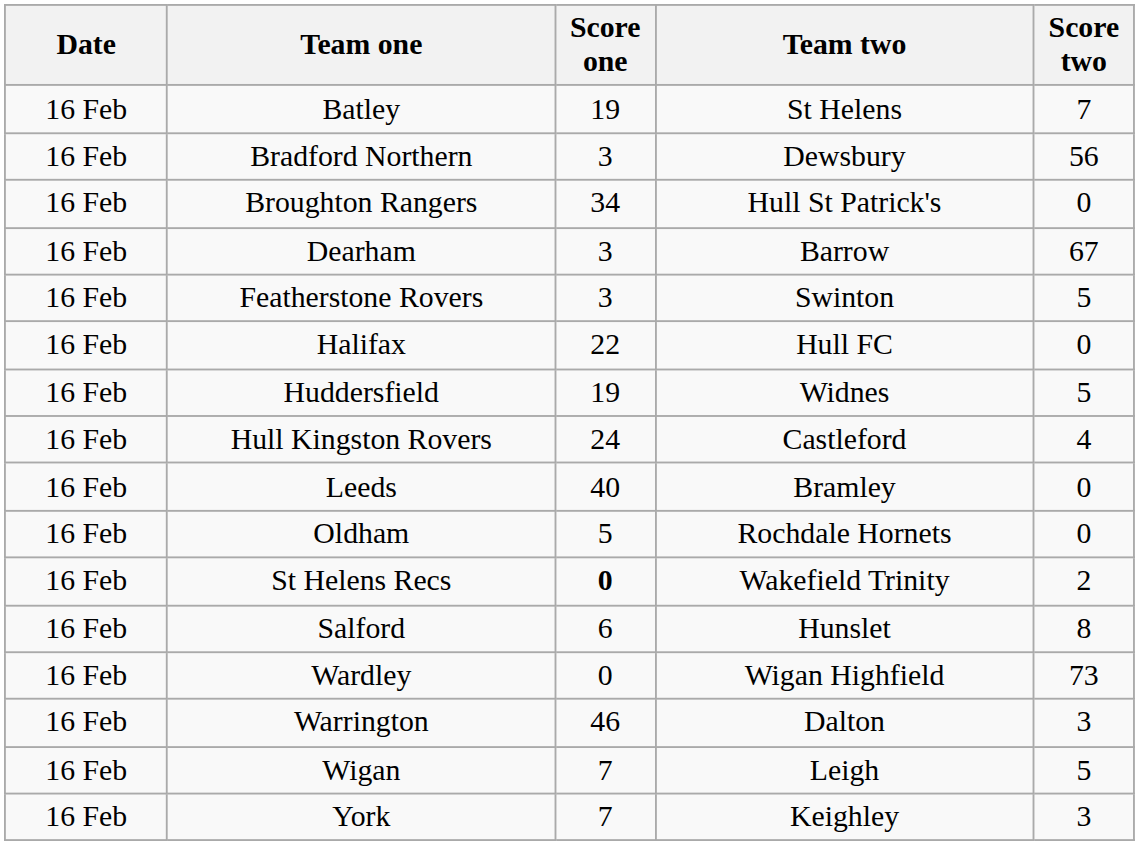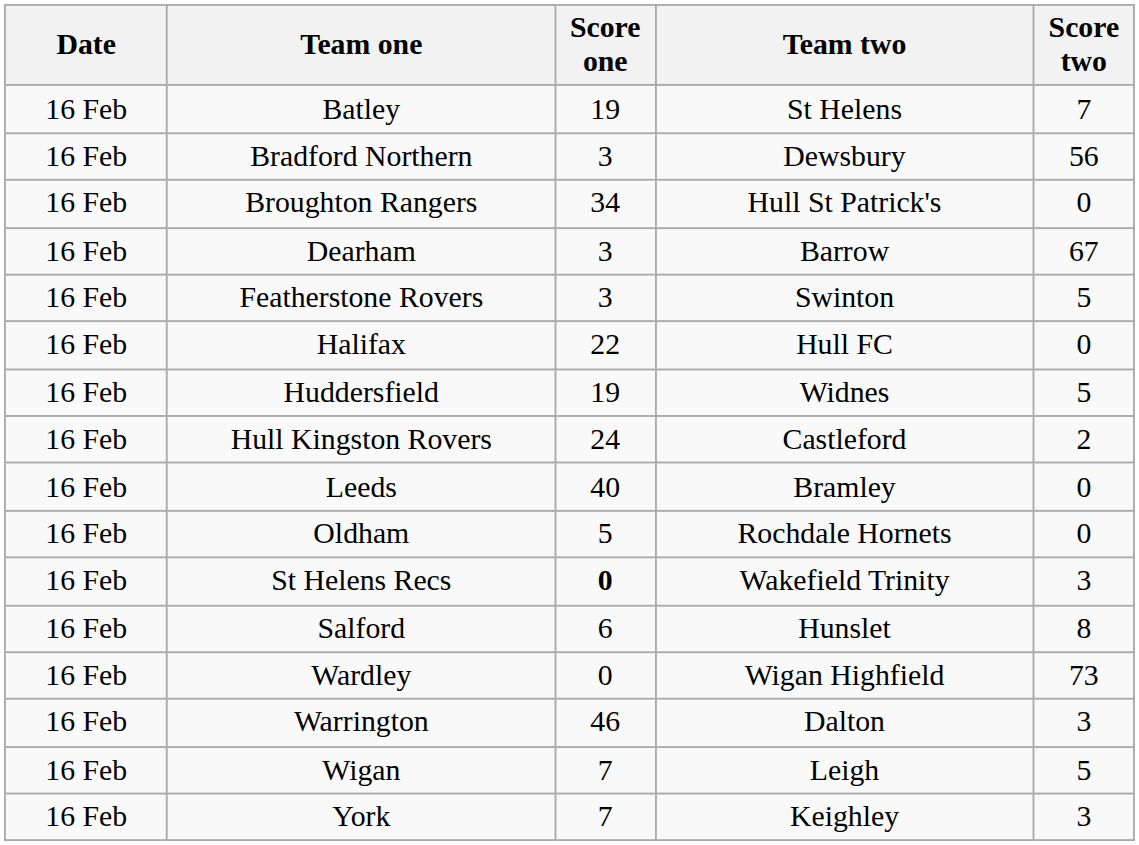(1084, 439) 4 -> (1084, 439) 2
(1084, 580) 2 -> (1084, 580) 3
